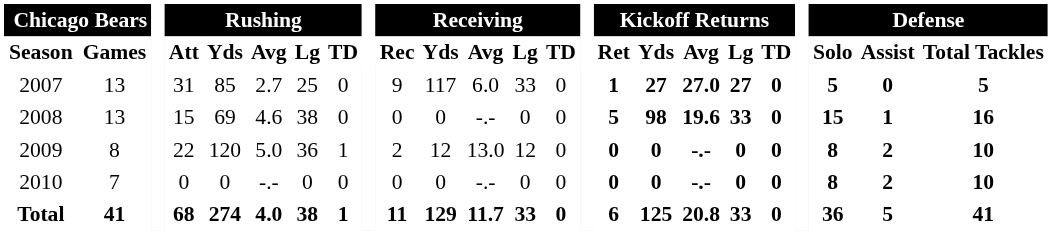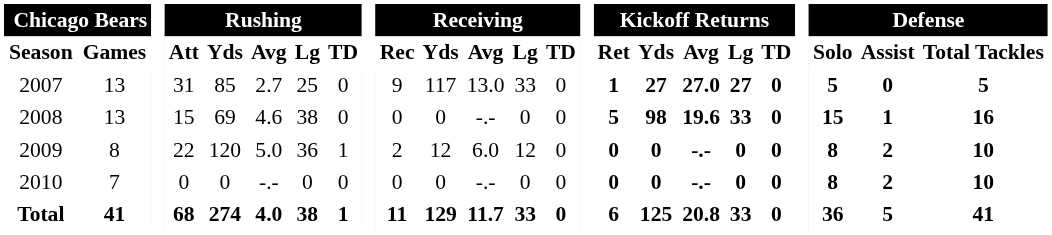(486, 84) 6.0 -> (486, 84) 13.0
(486, 149) 13.0 -> (486, 149) 6.0
